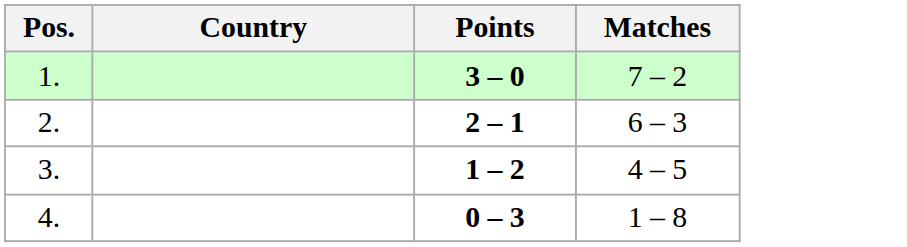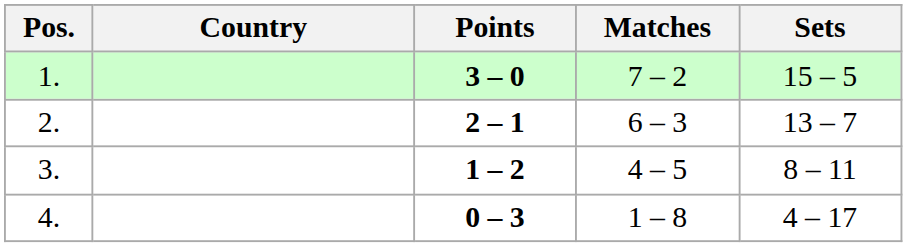+ column: (820, 28)
